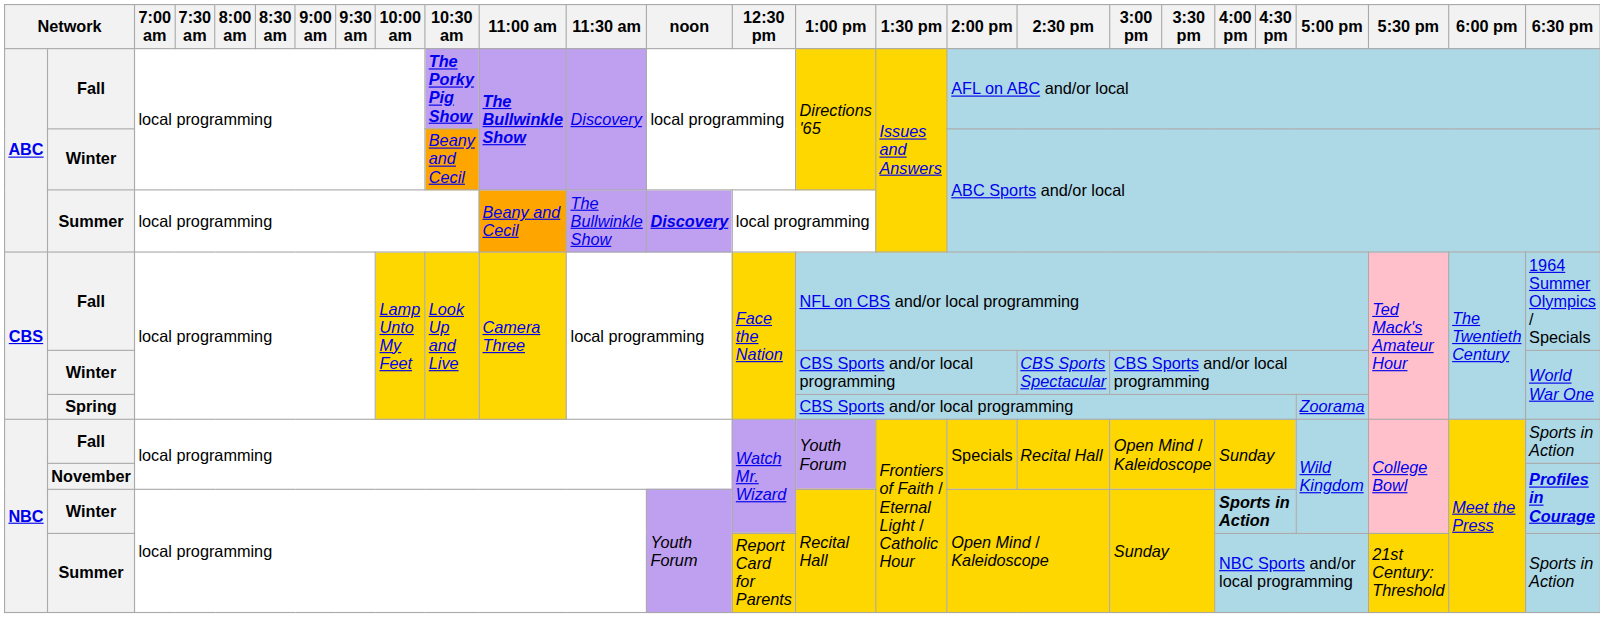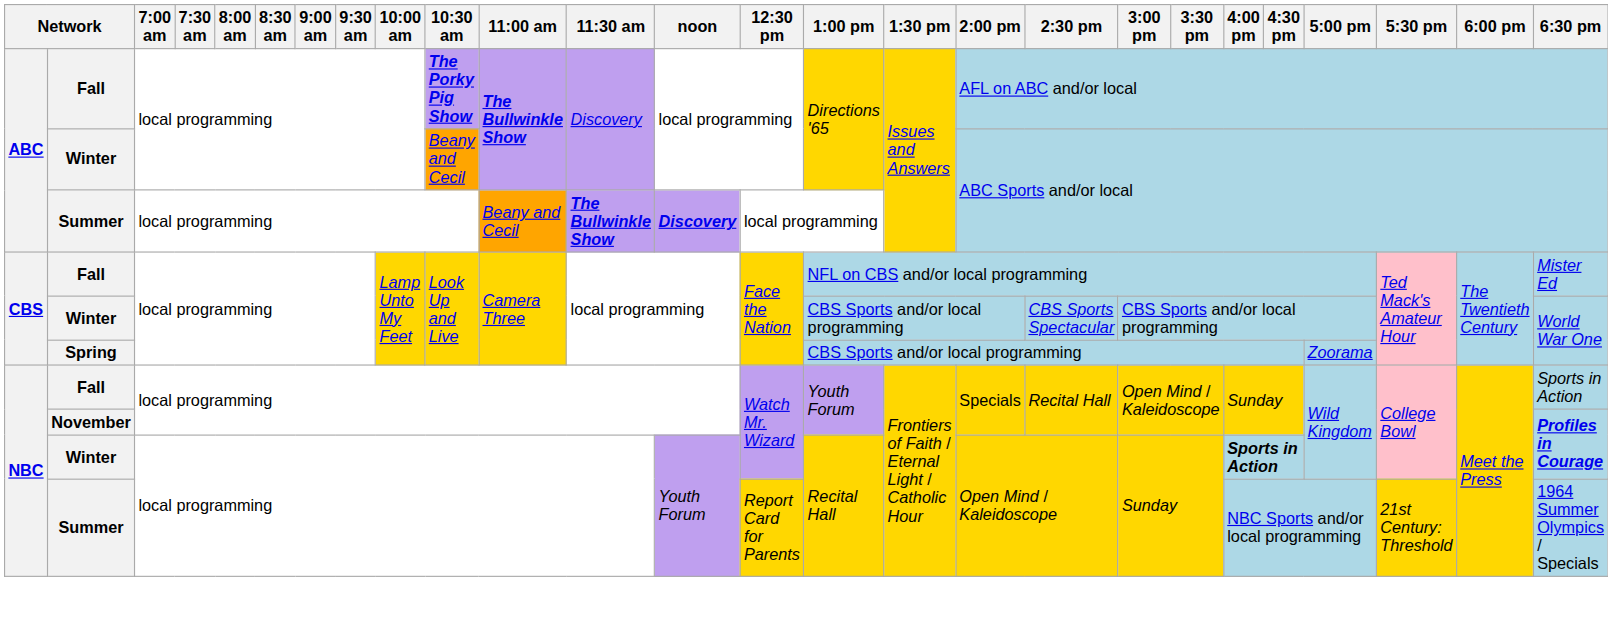(607, 221) normal -> (611, 221) bold
(1562, 301) 1964 Summer Olympics / Specials -> (1559, 274) Mister Ed
(1561, 573) Sports in Action -> (1571, 528) 1964 Summer Olympics / Specials
